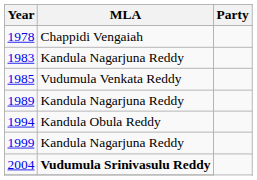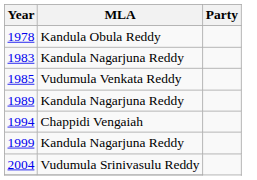(92, 36) Chappidi Vengaiah -> (101, 36) Kandula Obula Reddy
(101, 121) Kandula Obula Reddy -> (92, 121) Chappidi Vengaiah
(126, 164) bold -> (120, 164) normal
